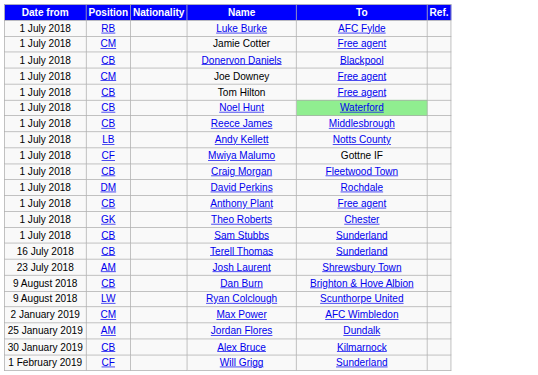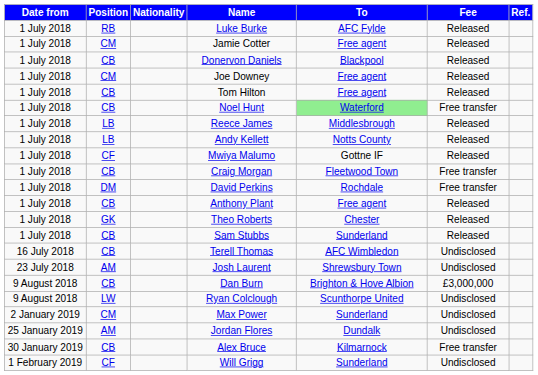+ column: (468, 13)
(108, 124) CB -> (108, 124) LB
(362, 252) Sunderland -> (362, 252) AFC Wimbledon
(362, 315) AFC Wimbledon -> (362, 315) Sunderland
